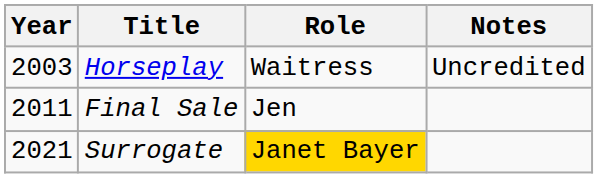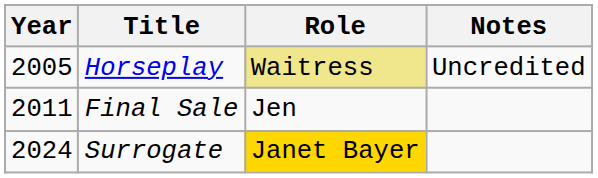(42, 68) 2003 -> (42, 68) 2005
(312, 68) no background -> (312, 68) khaki background
(42, 151) 2021 -> (42, 151) 2024
